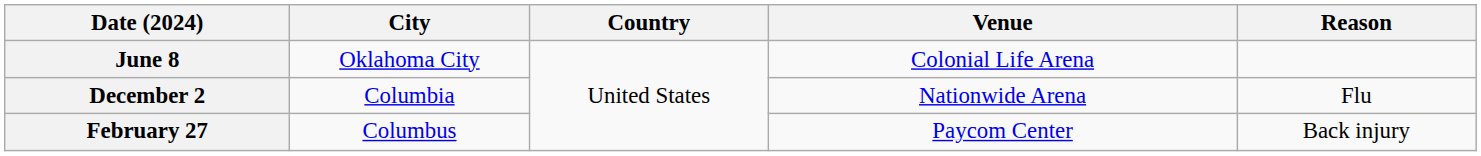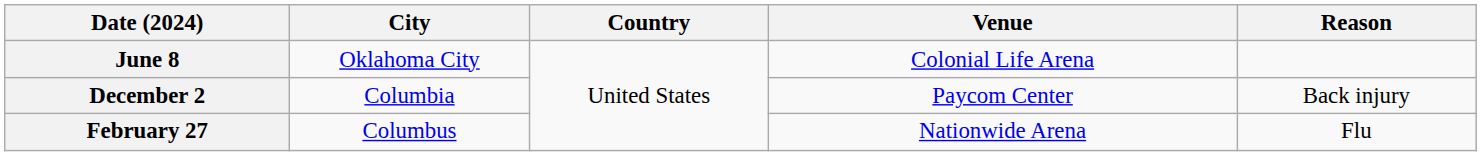(1003, 95) Nationwide Arena -> (1003, 95) Paycom Center
(1356, 95) Flu -> (1356, 95) Back injury
(1003, 131) Paycom Center -> (1003, 131) Nationwide Arena
(1356, 131) Back injury -> (1356, 131) Flu
